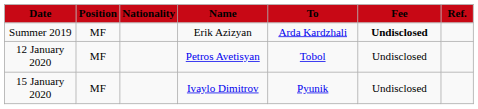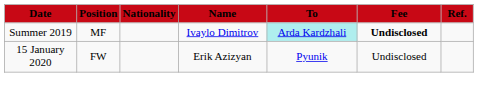(223, 32) Erik Azizyan -> (222, 32) Ivaylo Dimitrov
(313, 32) no background -> (312, 32) paleturquoise background
- row: (40, 57)
(98, 88) MF -> (98, 57) FW
(223, 88) Ivaylo Dimitrov -> (222, 57) Erik Azizyan
